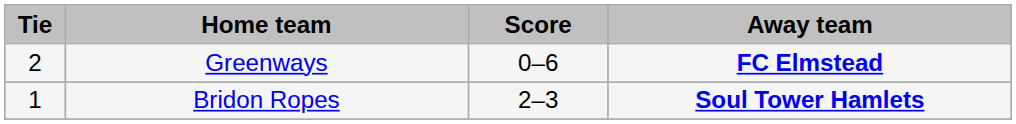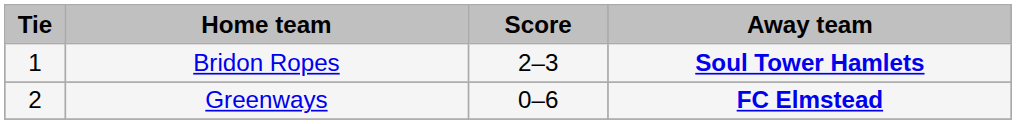rows swapped: (266, 101) <-> (266, 63)
